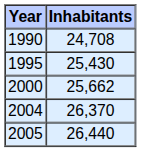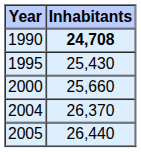(91, 40) normal -> (91, 40) bold
(91, 87) 25,662 -> (91, 87) 25,660
